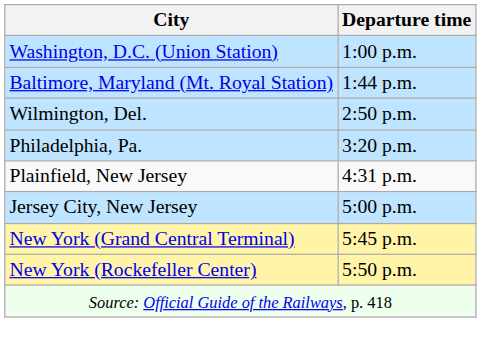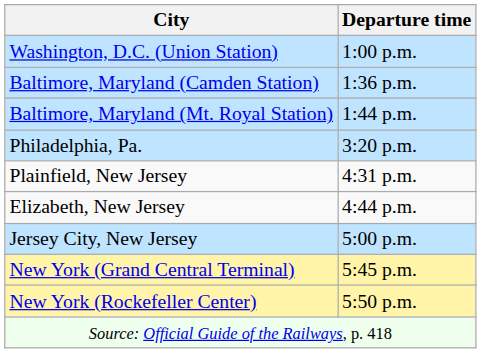+ row: (164, 82)
- row: (78, 113)
+ row: (97, 207)
